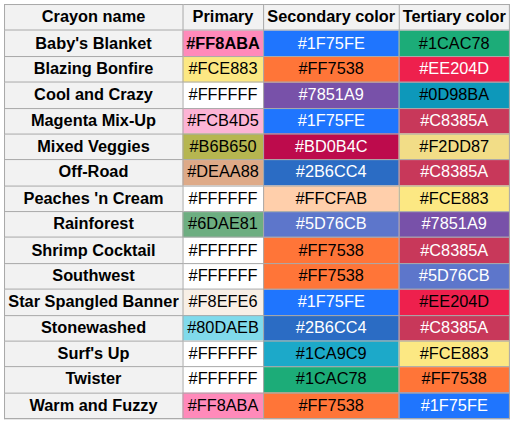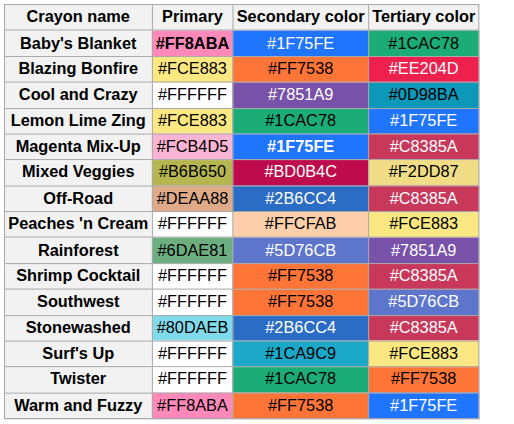+ row: (78, 120)
(331, 120) normal -> (301, 146) bold
- row: (94, 302)
